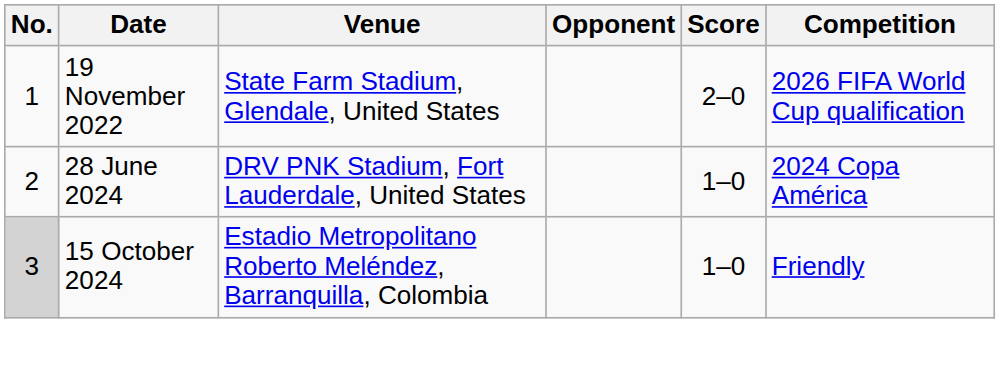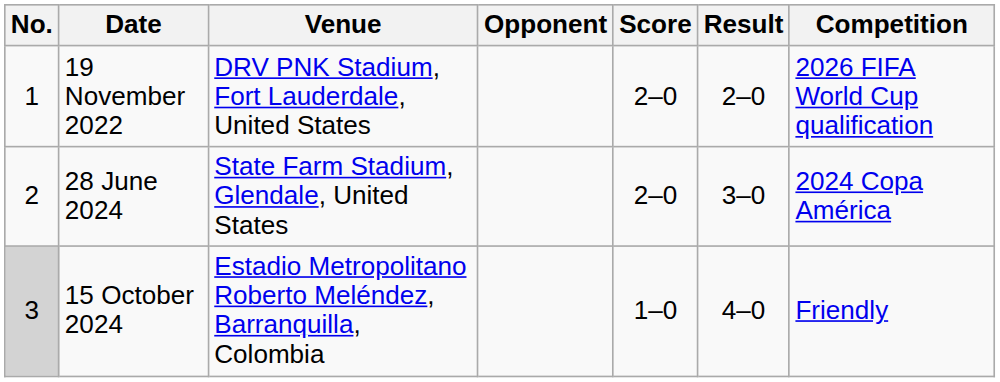+ column: (744, 25)
(362, 95) State Farm Stadium, Glendale, United States -> (327, 95) DRV PNK Stadium, Fort Lauderdale, United States
(375, 181) DRV PNK Stadium, Fort Lauderdale, United States -> (334, 195) State Farm Stadium, Glendale, United States
(723, 181) 1–0 -> (655, 195) 2–0
